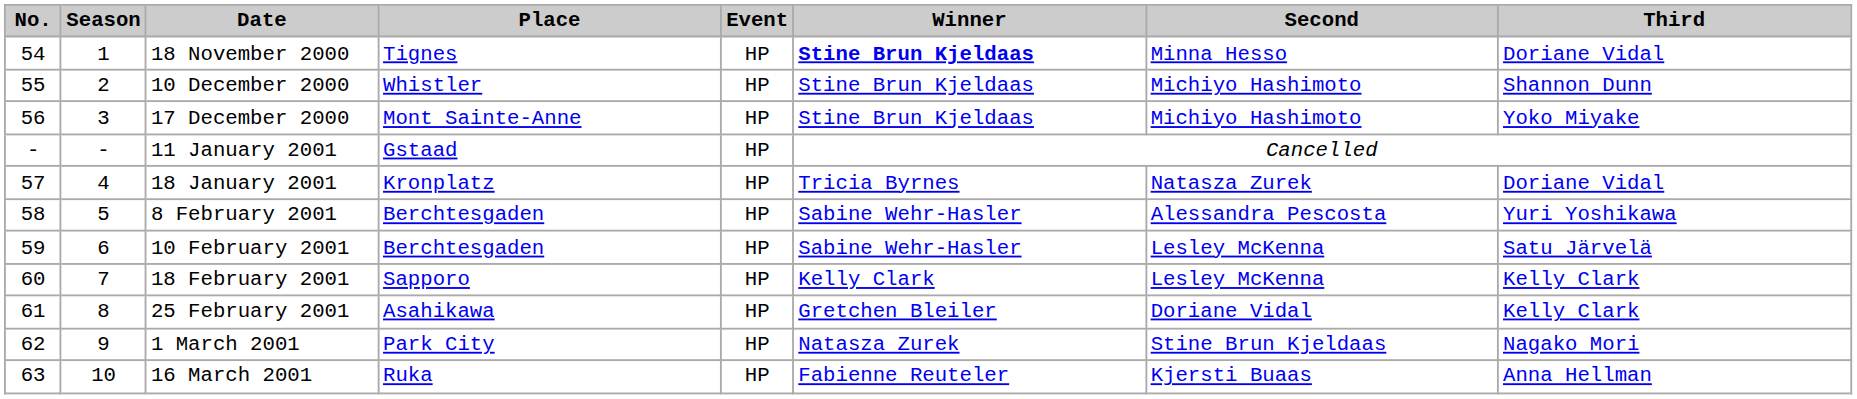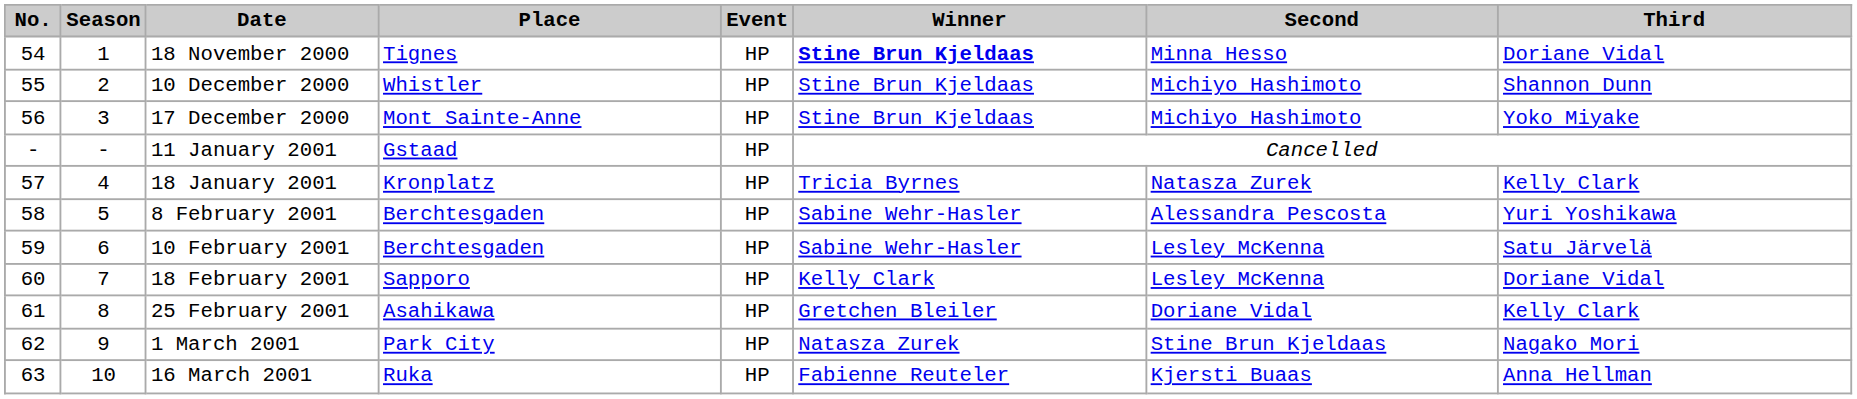(1584, 183) Doriane Vidal -> (1571, 183) Kelly Clark
(1571, 280) Kelly Clark -> (1584, 280) Doriane Vidal
